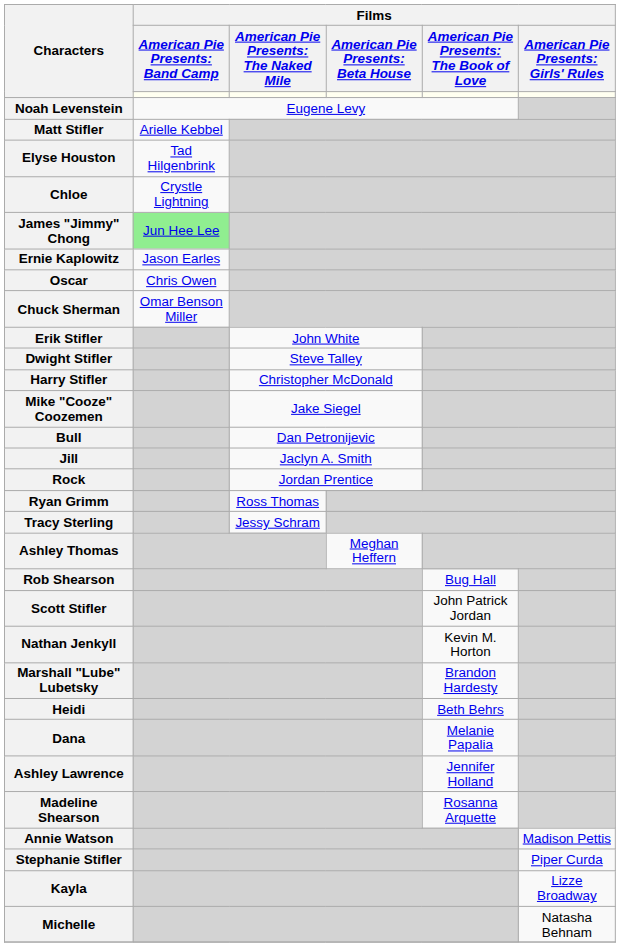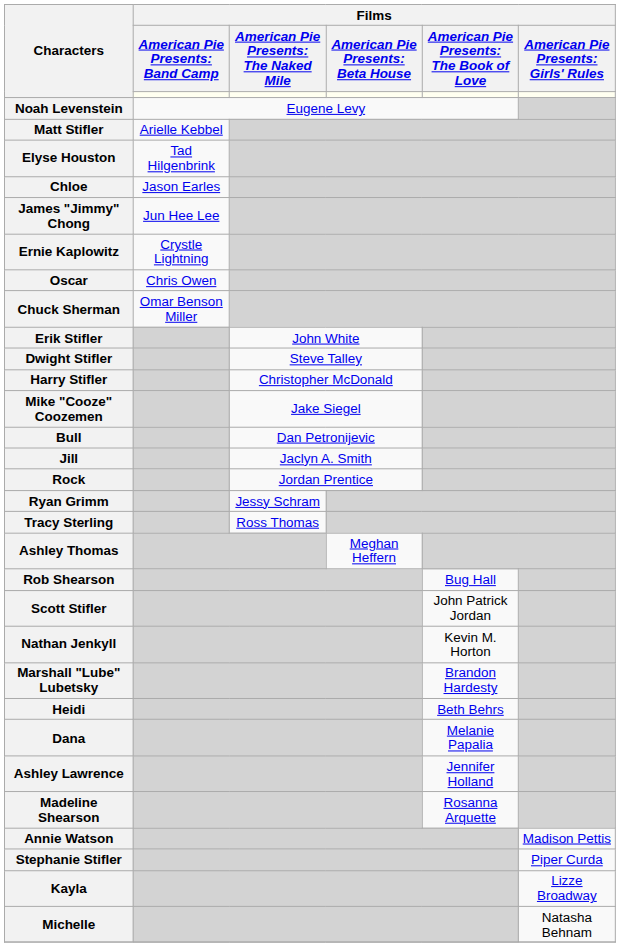(181, 194) Crystle Lightning -> (181, 187) Jason Earles
(181, 230) lightgreen background -> (181, 215) no background
(181, 259) Jason Earles -> (181, 251) Crystle Lightning
(278, 501) Ross Thomas -> (278, 501) Jessy Schram
(278, 522) Jessy Schram -> (278, 522) Ross Thomas
